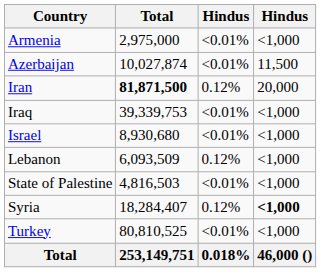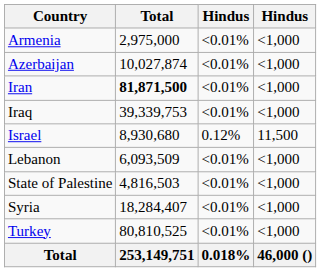(278, 64) 11,500 -> (278, 64) <1,000
(221, 87) 0.12% -> (225, 87) <0.01%
(278, 87) 20,000 -> (278, 87) <1,000
(225, 135) <0.01% -> (221, 135) 0.12%
(278, 135) <1,000 -> (278, 135) 11,500
(221, 159) 0.12% -> (225, 159) <0.01%
(221, 207) 0.12% -> (225, 207) <0.01%
(278, 207) bold -> (278, 207) normal
